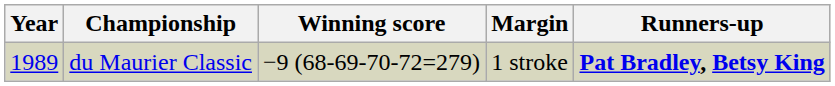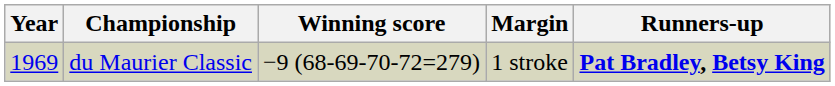(34, 61) 1989 -> (34, 61) 1969
